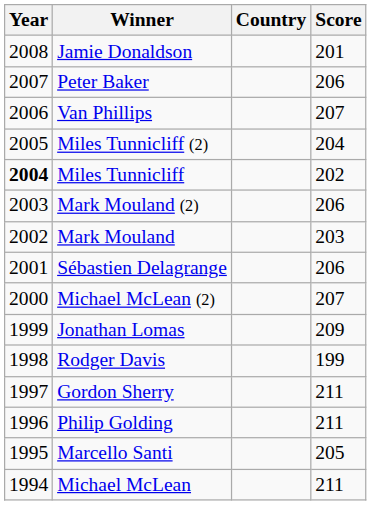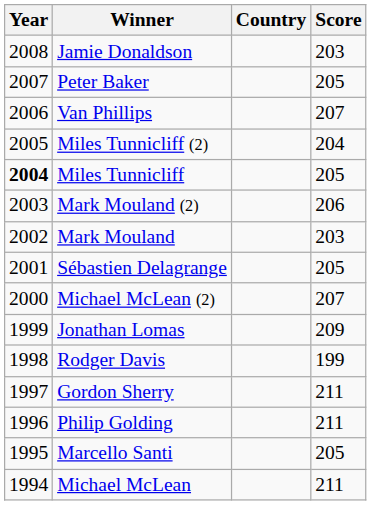(330, 50) 201 -> (330, 50) 203
(330, 81) 206 -> (330, 81) 205
(330, 174) 202 -> (330, 174) 205
(330, 267) 206 -> (330, 267) 205
